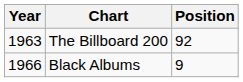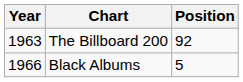(179, 64) 9 -> (179, 64) 5
